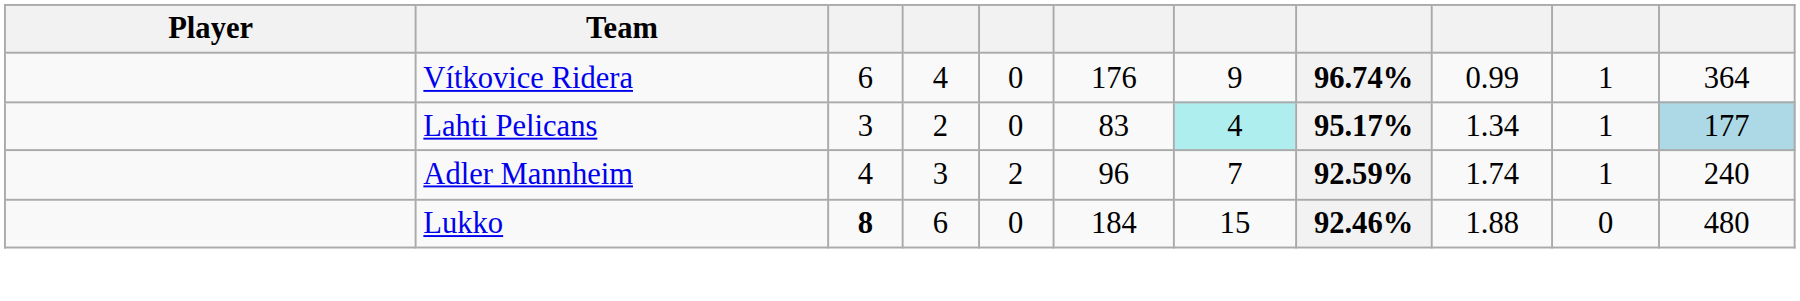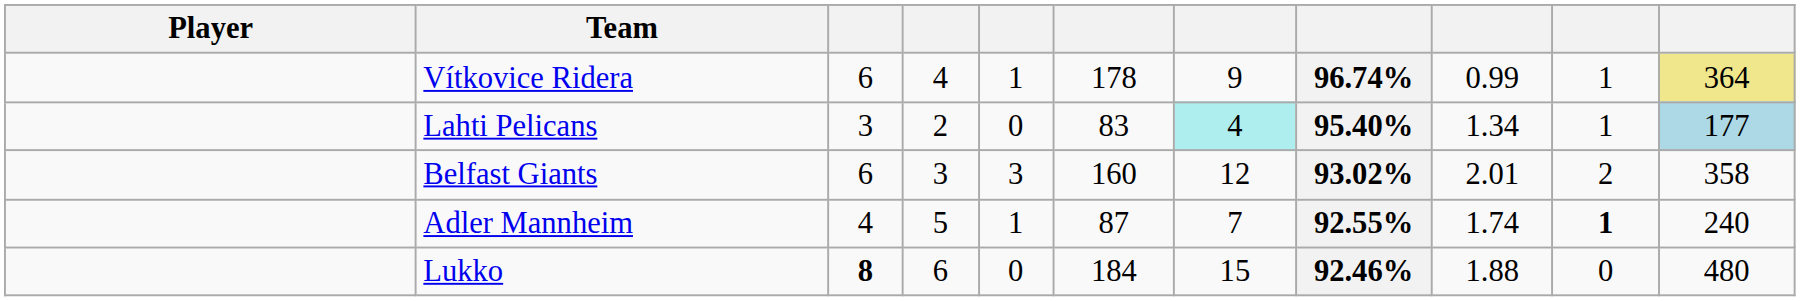(1016, 77) 0 -> (1016, 77) 1
(1114, 77) 176 -> (1114, 77) 178
(1727, 77) no background -> (1727, 77) khaki background
(1364, 125) 95.17% -> (1364, 125) 95.40%
+ row: (510, 174)
(940, 174) 3 -> (940, 222) 5
(1016, 174) 2 -> (1016, 222) 1
(1114, 174) 96 -> (1114, 222) 87
(1364, 174) 92.59% -> (1364, 222) 92.55%
(1606, 174) normal -> (1606, 222) bold
